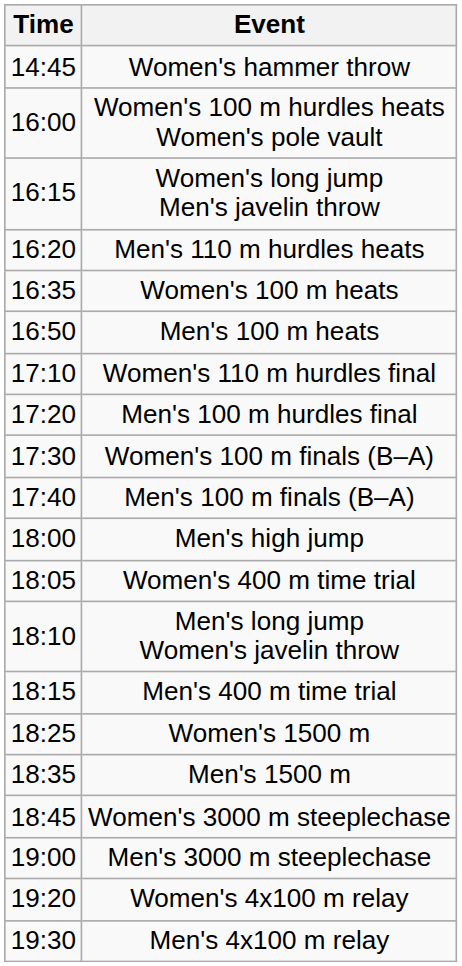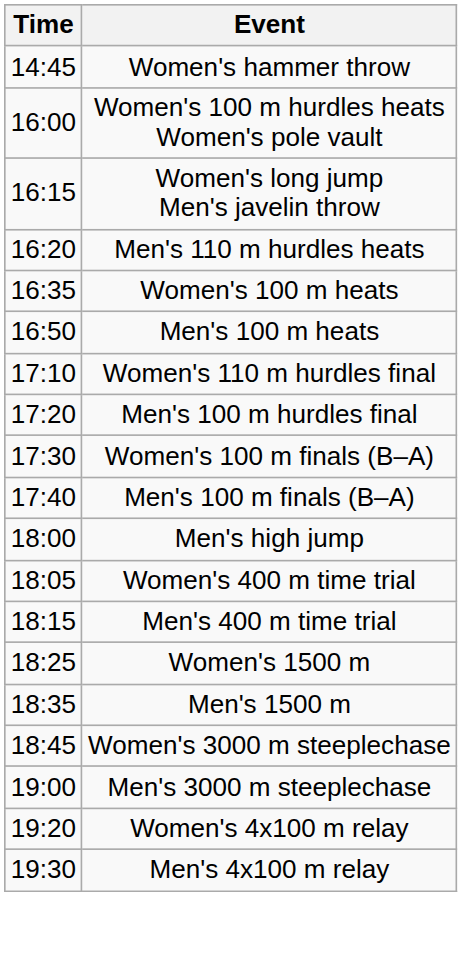- row: (269, 636)
